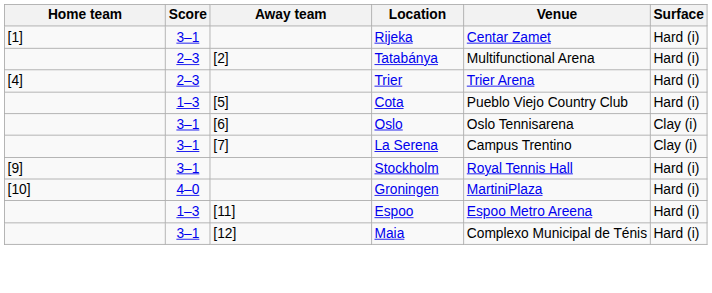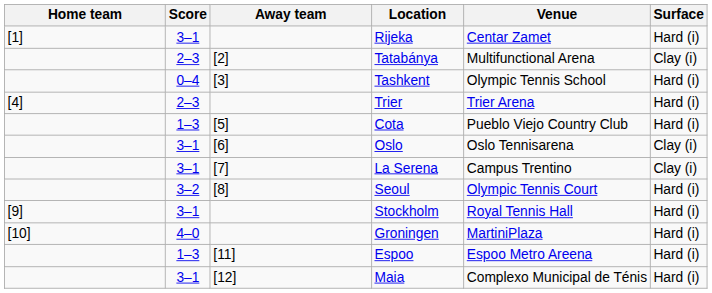(676, 59) Hard (i) -> (675, 59) Clay (i)
+ row: (402, 80)
+ row: (392, 189)
